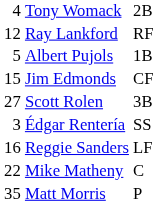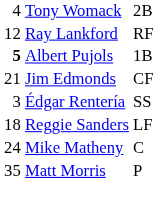(12, 56) normal -> (12, 56) bold
(12, 79) 15 -> (12, 79) 21
- row: (64, 101)
(12, 147) 16 -> (12, 124) 18
(12, 170) 22 -> (12, 147) 24
